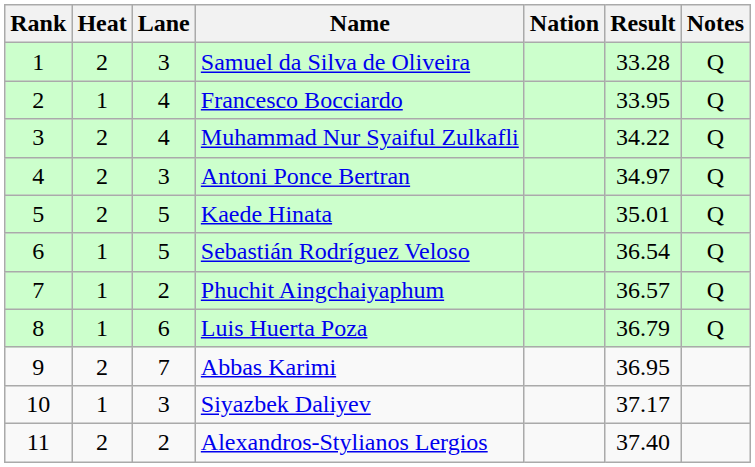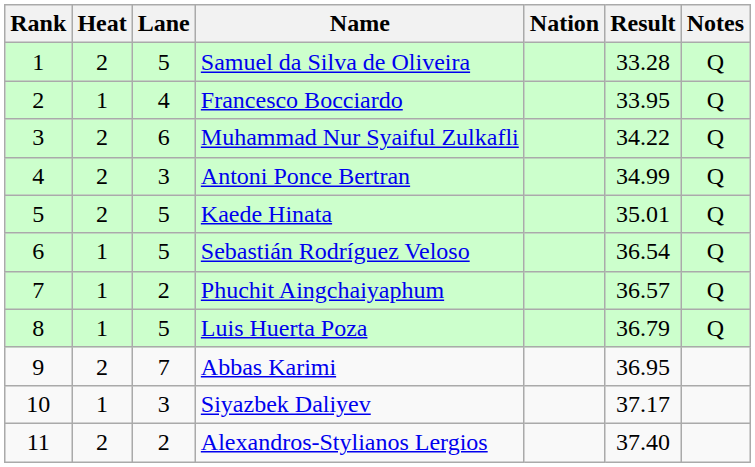(164, 61) 3 -> (164, 61) 5
(164, 137) 4 -> (164, 137) 6
(643, 175) 34.97 -> (643, 175) 34.99
(164, 328) 6 -> (164, 328) 5
